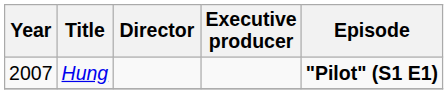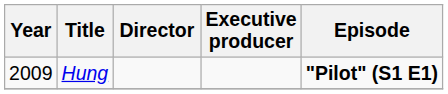(31, 72) 2007 -> (31, 72) 2009
